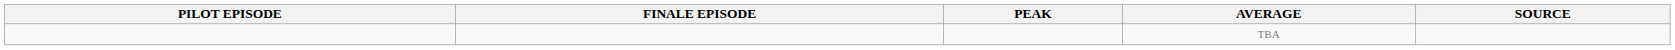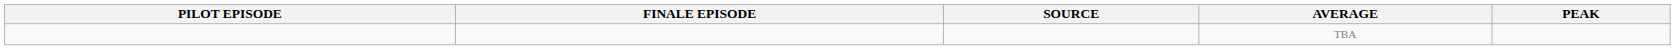columns swapped: (1033, 14) <-> (1543, 14)
